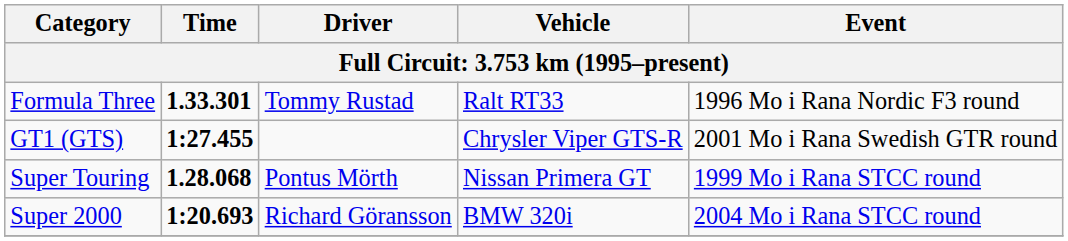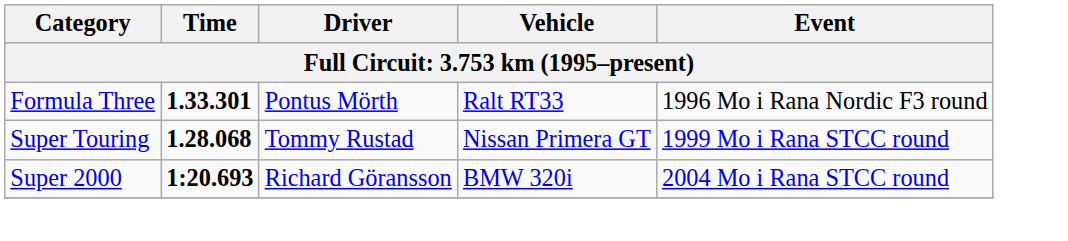(339, 100) Tommy Rustad -> (331, 100) Pontus Mörth
- row: (67, 139)
(331, 178) Pontus Mörth -> (339, 139) Tommy Rustad
